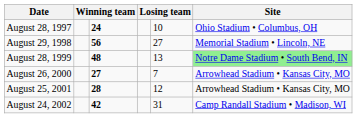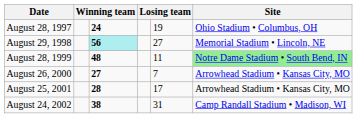(158, 27) 10 -> (158, 27) 19
(96, 43) no background -> (96, 43) paleturquoise background
(158, 58) 13 -> (158, 58) 11
(158, 89) 12 -> (158, 89) 17
(96, 105) 42 -> (96, 105) 38
